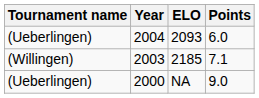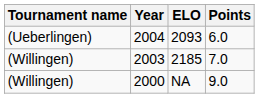(218, 59) 7.1 -> (218, 59) 7.0
(50, 81) (Ueberlingen) -> (41, 81) (Willingen)
